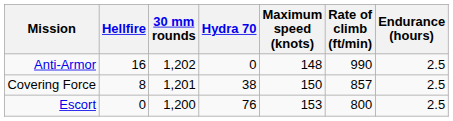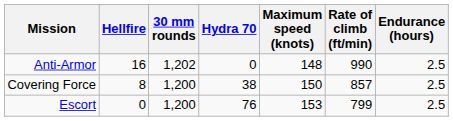(180, 85) 1,201 -> (180, 85) 1,200
(361, 105) 800 -> (361, 105) 799
